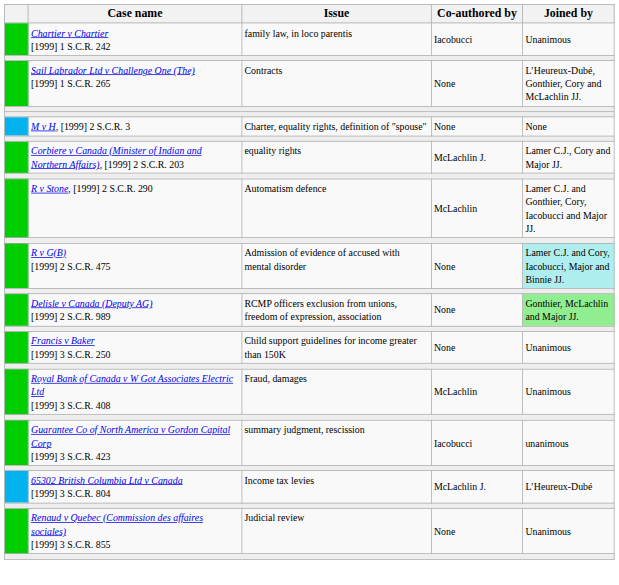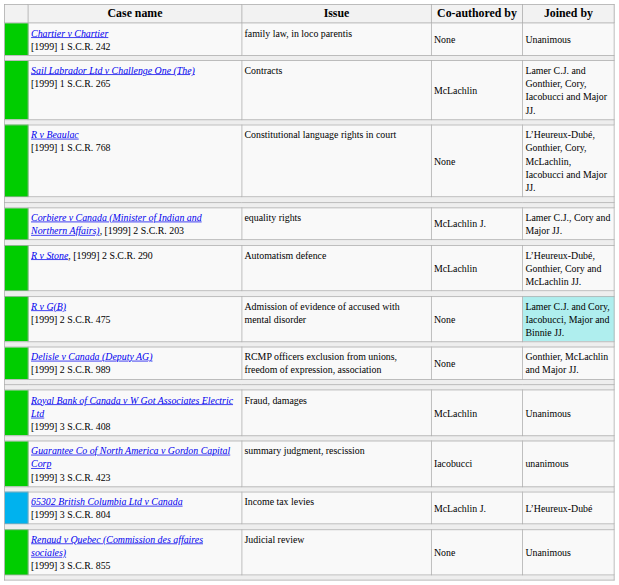(453, 40) Iacobucci -> (445, 40) None
(445, 84) None -> (456, 90) McLachlin
(563, 84) L’Heureux-Dubé, Gonthier, Cory and McLachlin JJ. -> (566, 90) Lamer C.J. and Gonthier, Cory, Iacobucci and Major JJ.
+ row: (71, 141)
- row: (81, 127)
(566, 209) Lamer C.J. and Gonthier, Cory, Iacobucci and Major JJ. -> (563, 269) L’Heureux-Dubé, Gonthier, Cory and McLachlin JJ.
(567, 310) lightgreen background -> (567, 364) no background
- row: (71, 348)
